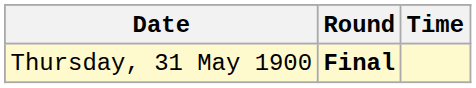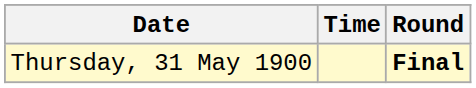columns swapped: (435, 24) <-> (359, 24)
